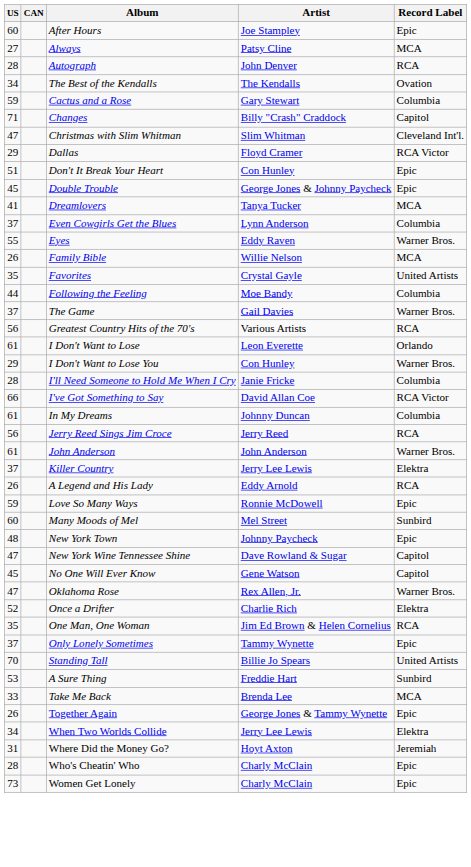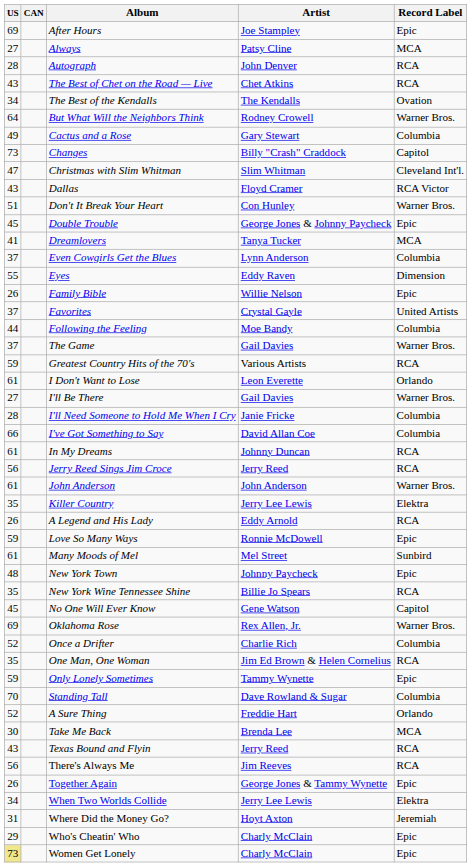(13, 30) 60 -> (13, 30) 69
+ row: (131, 83)
+ row: (126, 118)
(13, 100) 59 -> (13, 135) 49
(13, 118) 71 -> (13, 153) 73
(13, 153) 29 -> (13, 188) 43
(407, 170) Epic -> (426, 205) Warner Bros.
(426, 240) Warner Bros. -> (421, 275) Dimension
(409, 258) MCA -> (407, 293) Epic
(13, 275) 35 -> (13, 310) 37
(13, 328) 56 -> (13, 363) 59
- row: (104, 363)
+ row: (76, 398)
(423, 398) RCA Victor -> (418, 433) Columbia
(418, 415) Columbia -> (408, 450) RCA
(13, 468) 37 -> (13, 503) 35
(13, 521) 60 -> (13, 556) 61
(13, 556) 47 -> (13, 591) 35
(294, 556) Dave Rowland & Sugar -> (275, 591) Billie Jo Spears
(413, 556) Capitol -> (408, 591) RCA
(13, 591) 47 -> (13, 626) 69
(412, 608) Elektra -> (418, 643) Columbia
(13, 643) 37 -> (13, 678) 59
(275, 661) Billie Jo Spears -> (294, 696) Dave Rowland & Sugar
(427, 661) United Artists -> (418, 696) Columbia
(13, 678) 53 -> (13, 713) 52
(414, 678) Sunbird -> (415, 713) Orlando
(13, 696) 33 -> (13, 731) 30
+ row: (100, 748)
+ row: (91, 766)
(13, 766) 28 -> (13, 836) 29
(13, 783) no background -> (13, 853) khaki background
